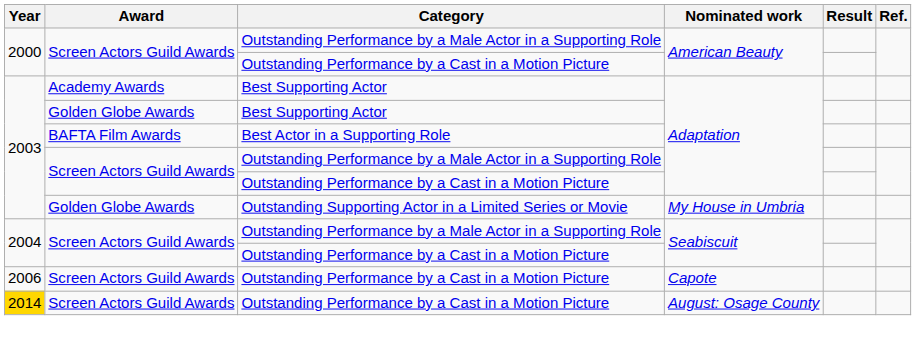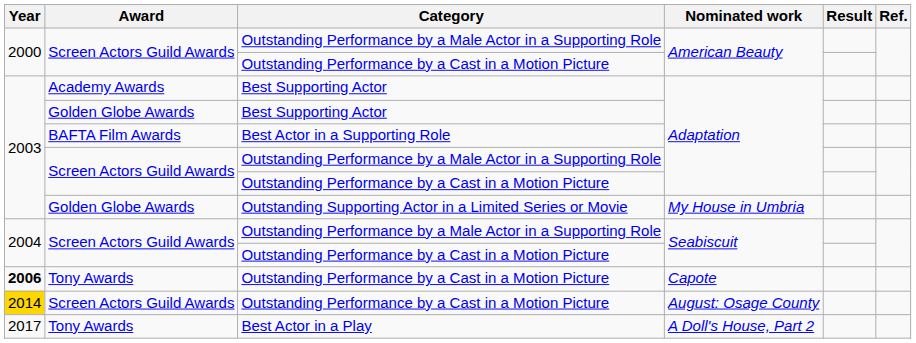(25, 278) normal -> (25, 278) bold
(141, 278) Screen Actors Guild Awards -> (91, 278) Tony Awards
+ row: (307, 326)
